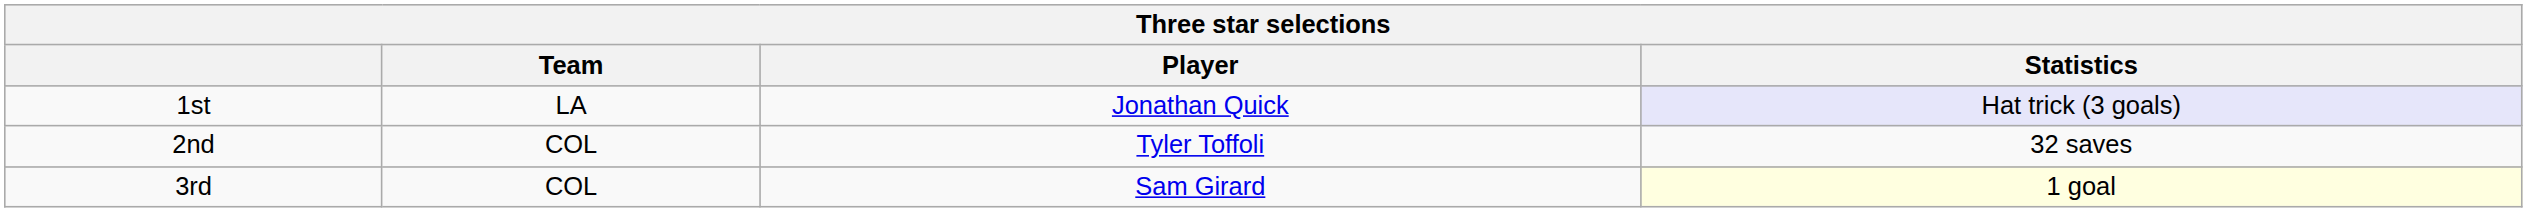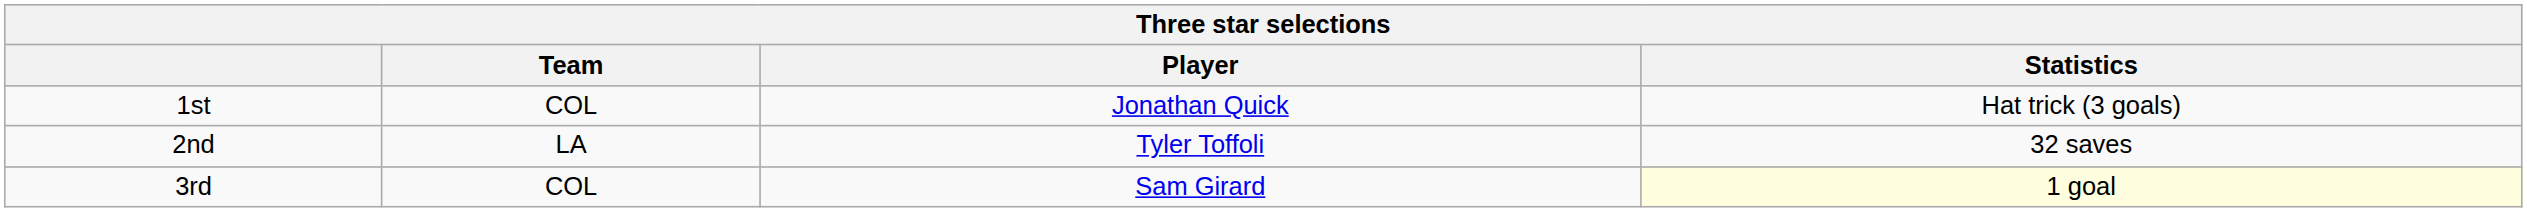(571, 105) LA -> (571, 105) COL
(2081, 105) lavender background -> (2081, 105) no background
(571, 145) COL -> (571, 145) LA
